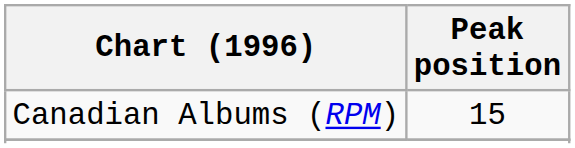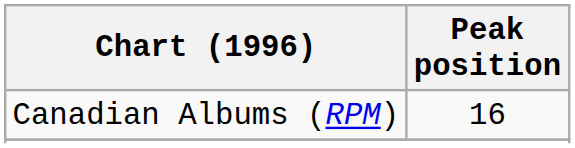(487, 116) 15 -> (487, 116) 16
